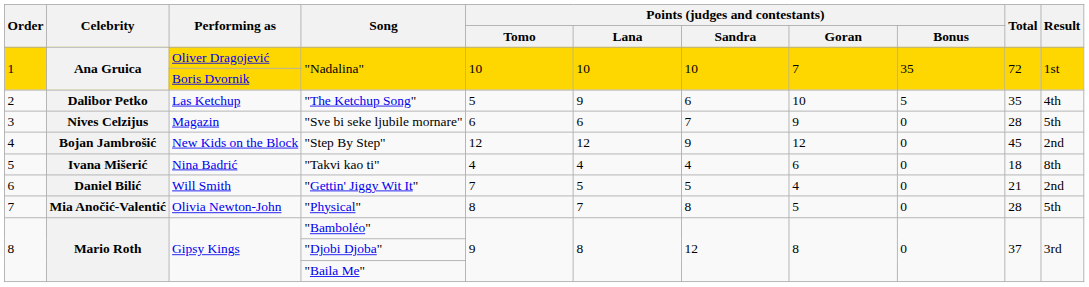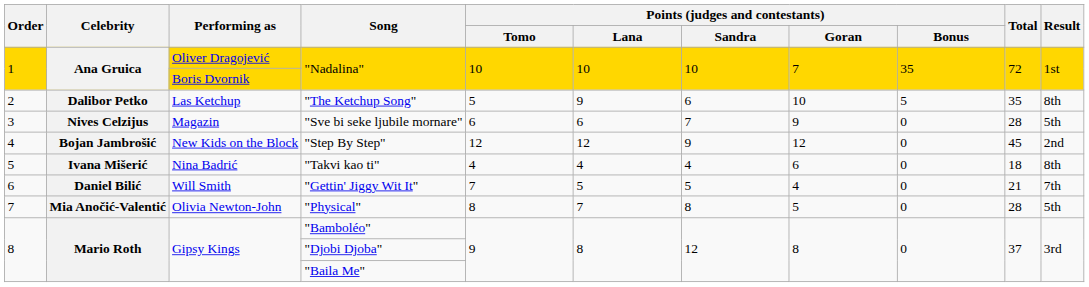(1052, 100) 4th -> (1052, 100) 8th
(1054, 185) 2nd -> (1052, 185) 7th
